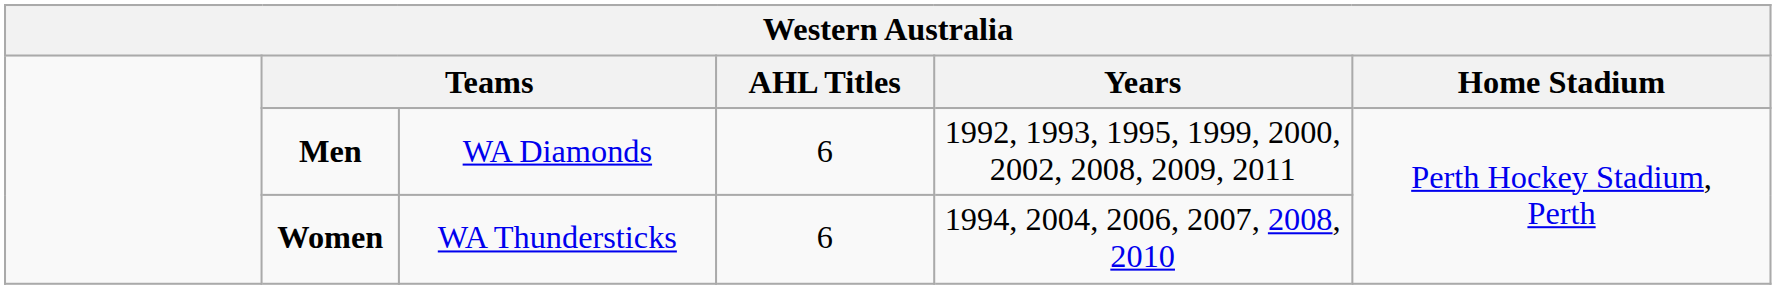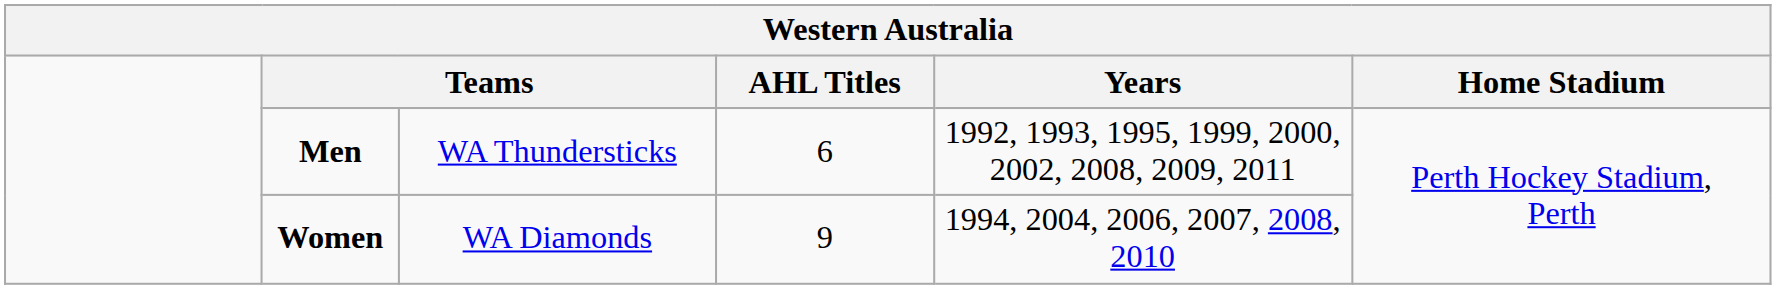(557, 150) WA Diamonds -> (557, 150) WA Thundersticks
(557, 238) WA Thundersticks -> (557, 238) WA Diamonds
(825, 238) 6 -> (825, 238) 9
